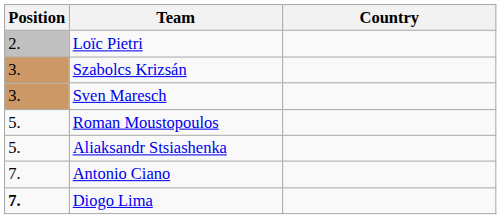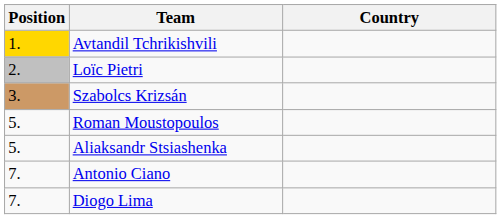+ row: (145, 43)
- row: (120, 95)
(14, 200) bold -> (14, 200) normal
